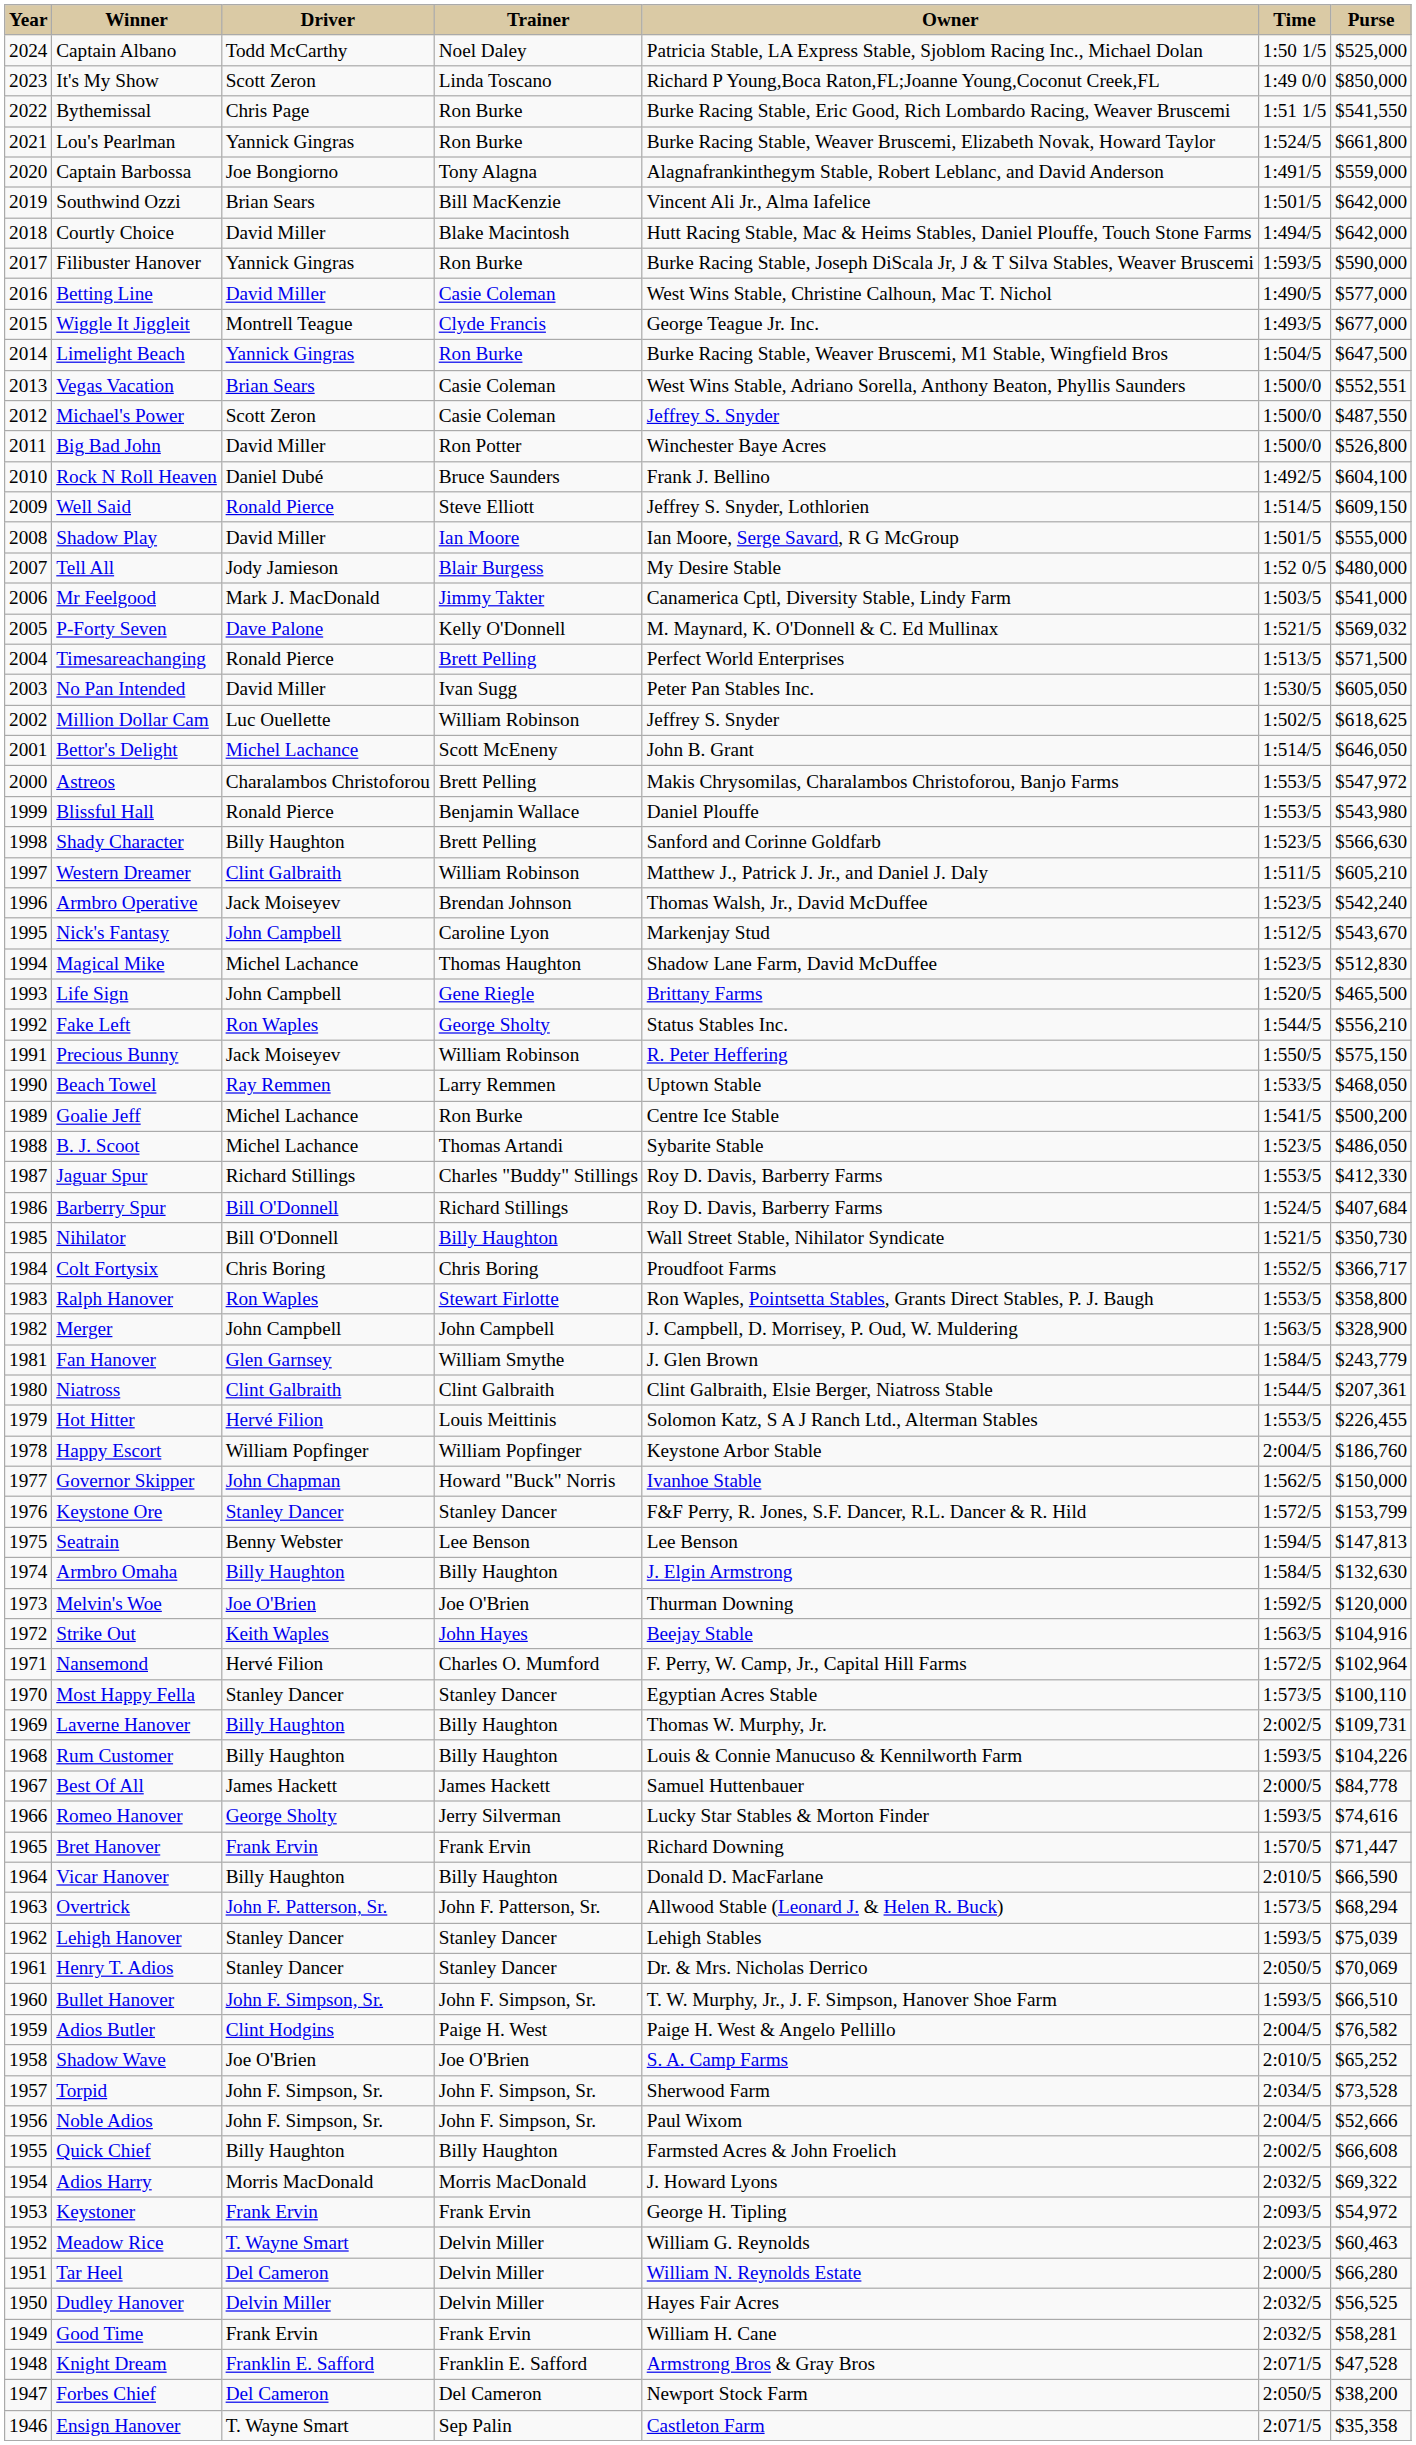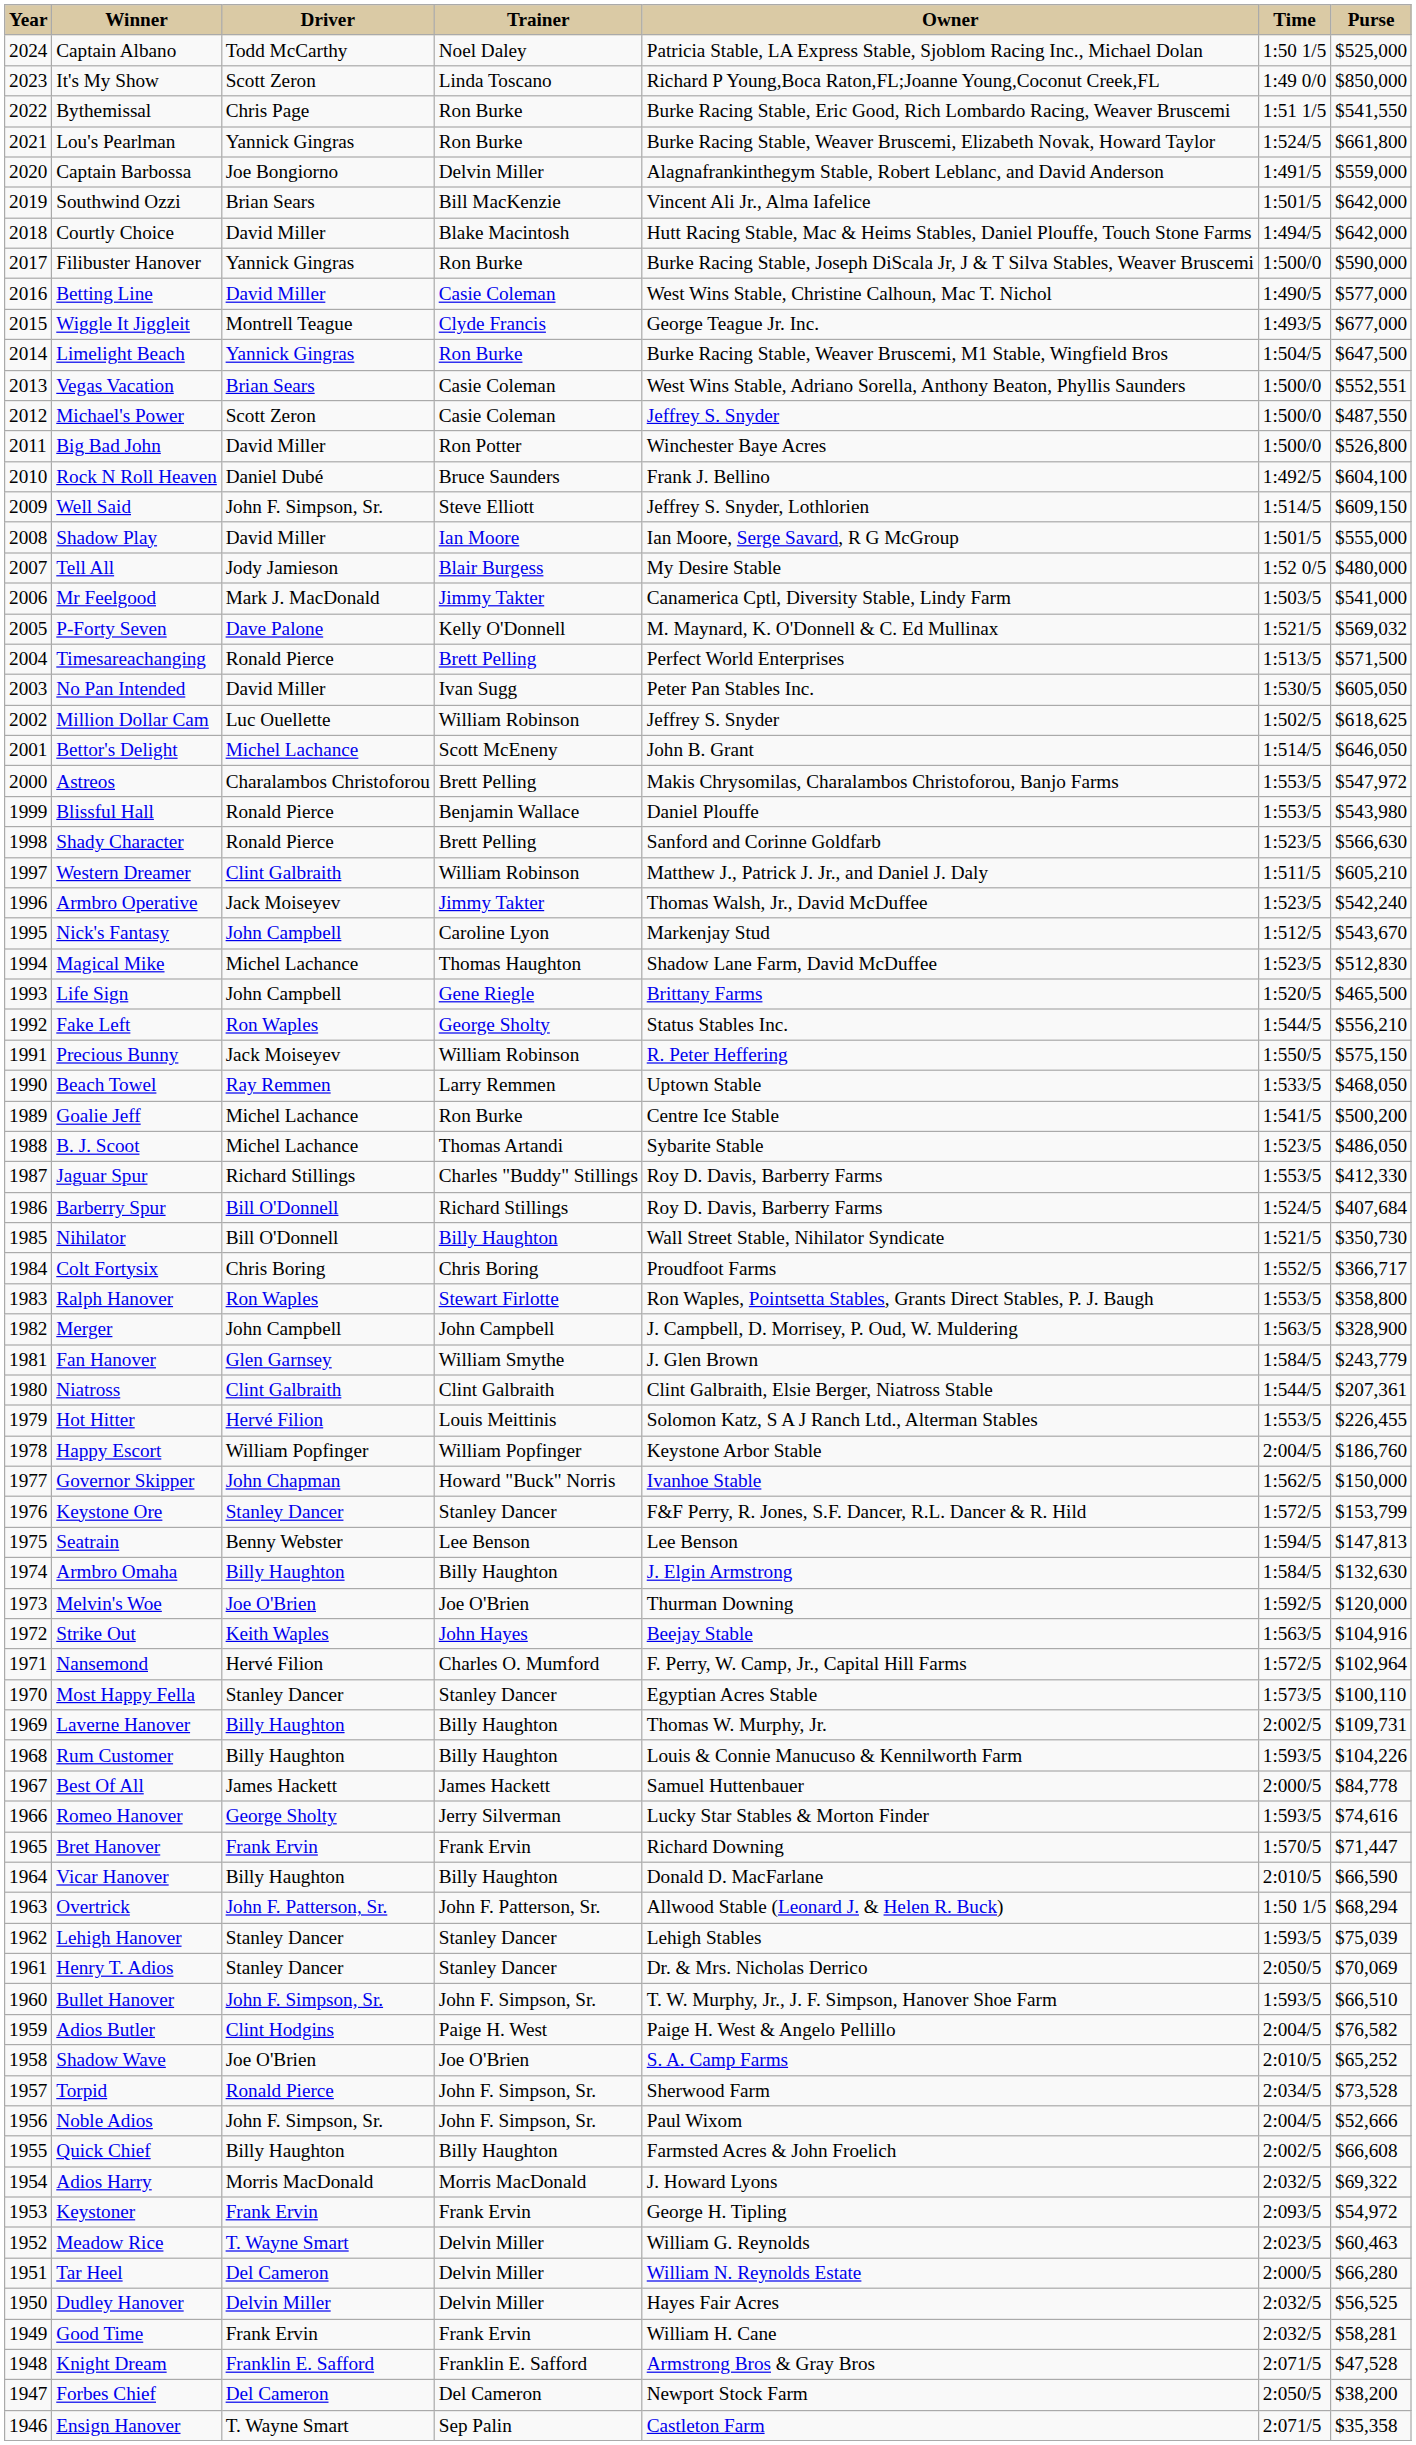(488, 171) Tony Alagna -> (491, 171) Delvin Miller
(1292, 263) 1:593/5 -> (1292, 263) 1:500/0
(280, 506) Ronald Pierce -> (304, 506) John F. Simpson, Sr.
(285, 841) Billy Haughton -> (280, 841) Ronald Pierce
(505, 902) Brendan Johnson -> (491, 902) Jimmy Takter
(1292, 1907) 1:573/5 -> (1295, 1907) 1:50 1/5
(304, 2090) John F. Simpson, Sr. -> (280, 2090) Ronald Pierce
